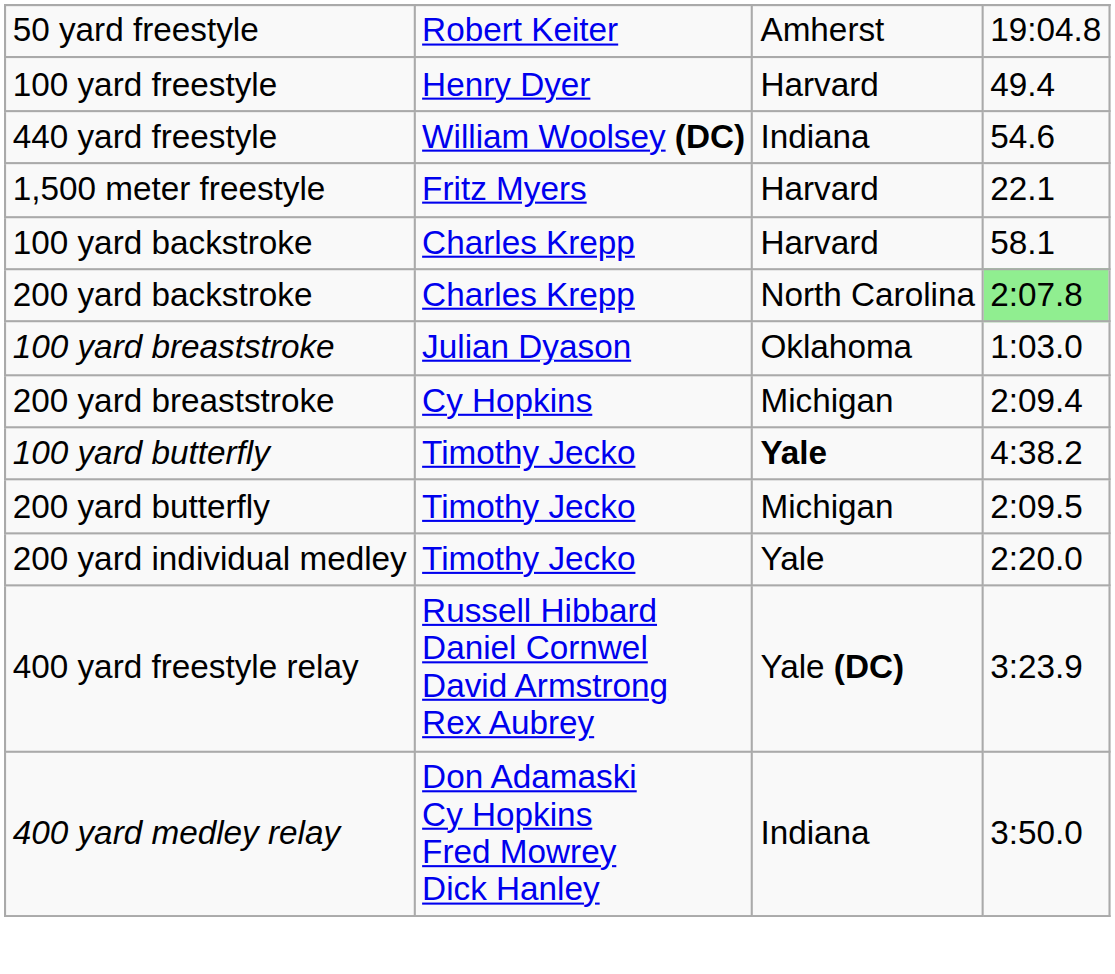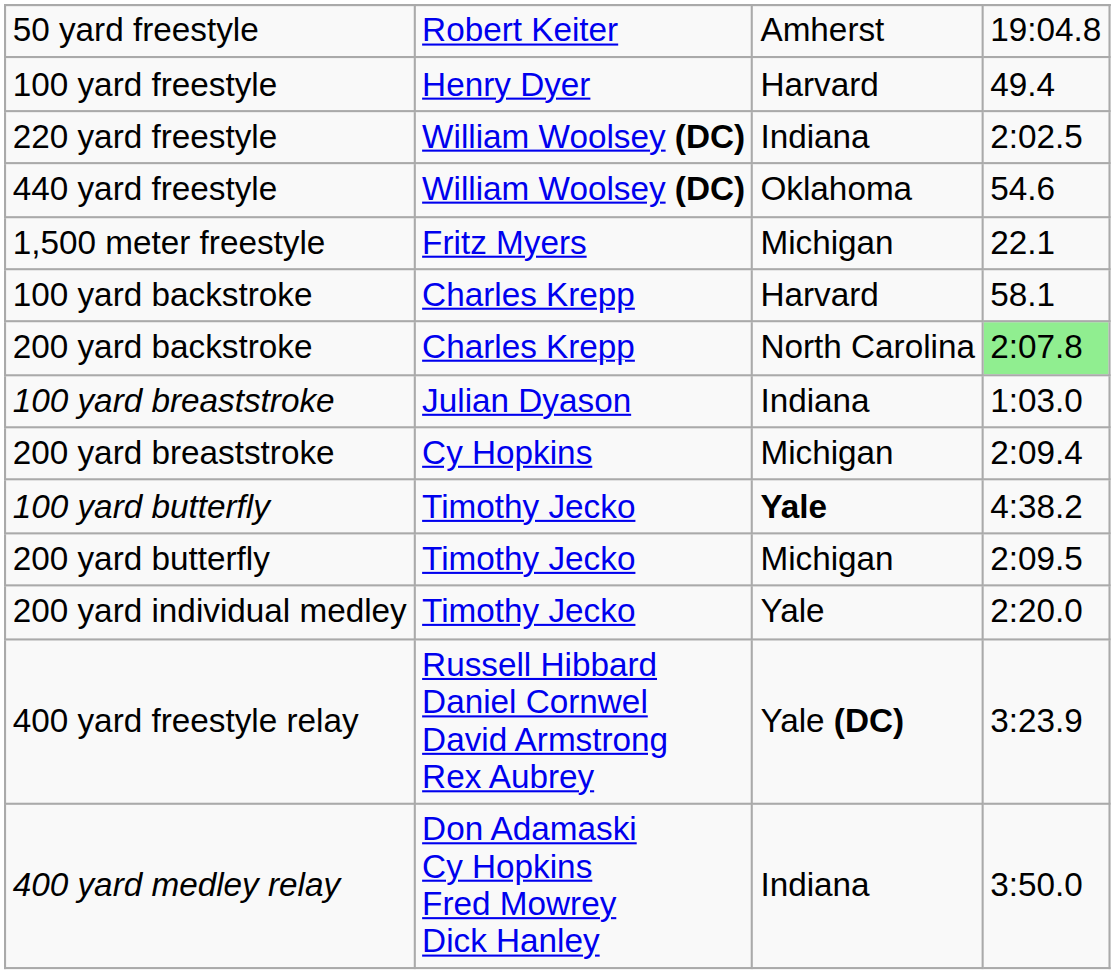+ row: (145, 136)
(815, 136) Indiana -> (836, 189) Oklahoma
(820, 189) Harvard -> (827, 242) Michigan
(836, 347) Oklahoma -> (815, 400) Indiana
